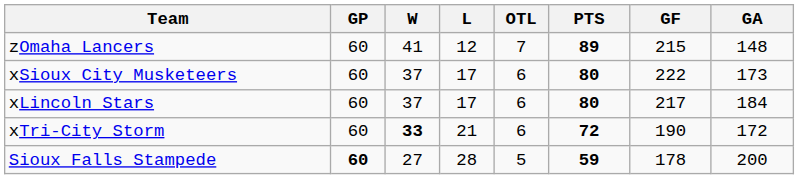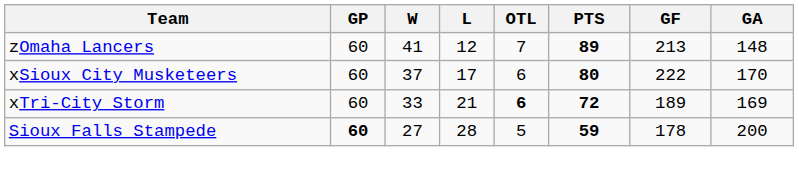(671, 47) 215 -> (671, 47) 213
(752, 75) 173 -> (752, 75) 170
- row: (81, 103)
(412, 131) bold -> (412, 103) normal
(521, 131) normal -> (521, 103) bold
(671, 131) 190 -> (671, 103) 189
(752, 131) 172 -> (752, 103) 169
